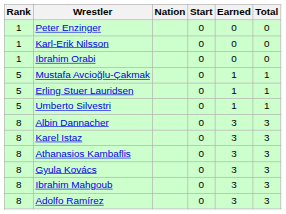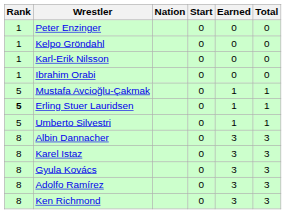+ row: (70, 43)
(19, 91) normal -> (19, 106) bold
- row: (83, 153)
- row: (74, 185)
+ row: (68, 201)
